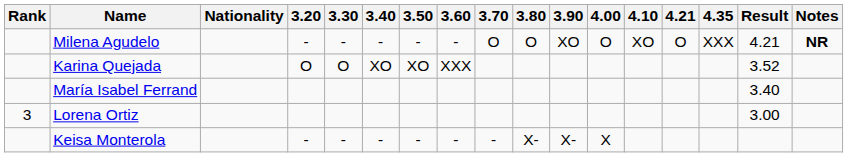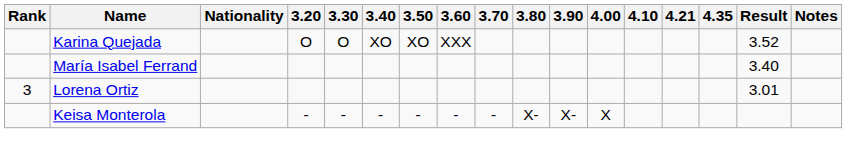- row: (106, 41)
(765, 115) 3.00 -> (764, 90) 3.01
